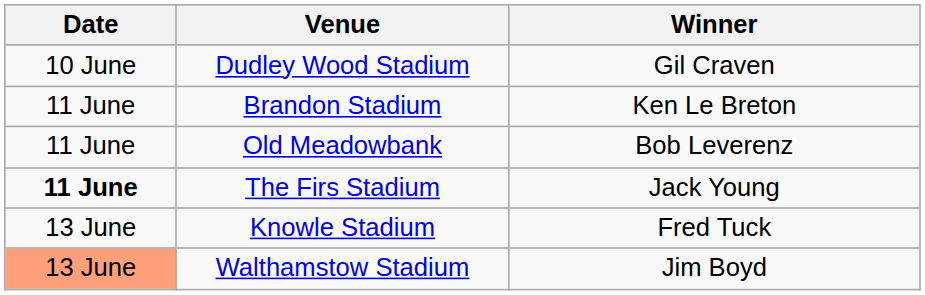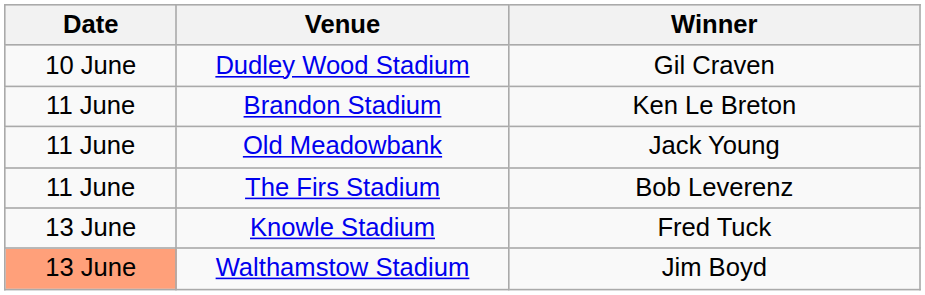(714, 146) Bob Leverenz -> (714, 146) Jack Young
(91, 187) bold -> (91, 187) normal
(714, 187) Jack Young -> (714, 187) Bob Leverenz
